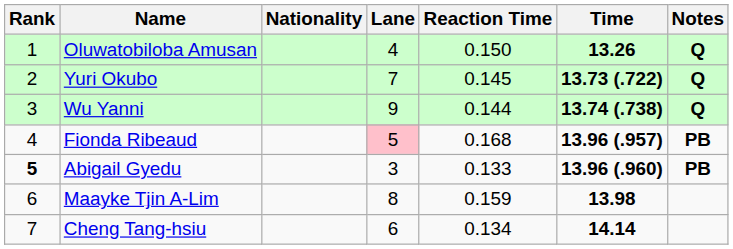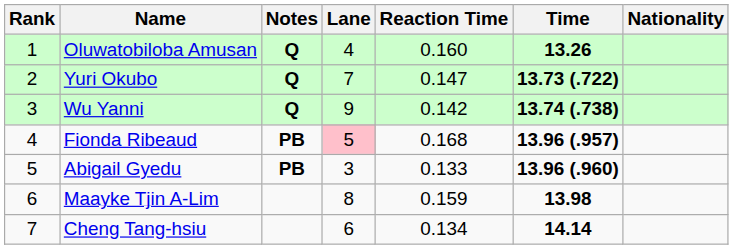columns swapped: (314, 19) <-> (698, 19)
(488, 49) 0.150 -> (444, 49) 0.160
(488, 79) 0.145 -> (444, 79) 0.147
(488, 109) 0.144 -> (444, 109) 0.142
(32, 169) bold -> (32, 169) normal
